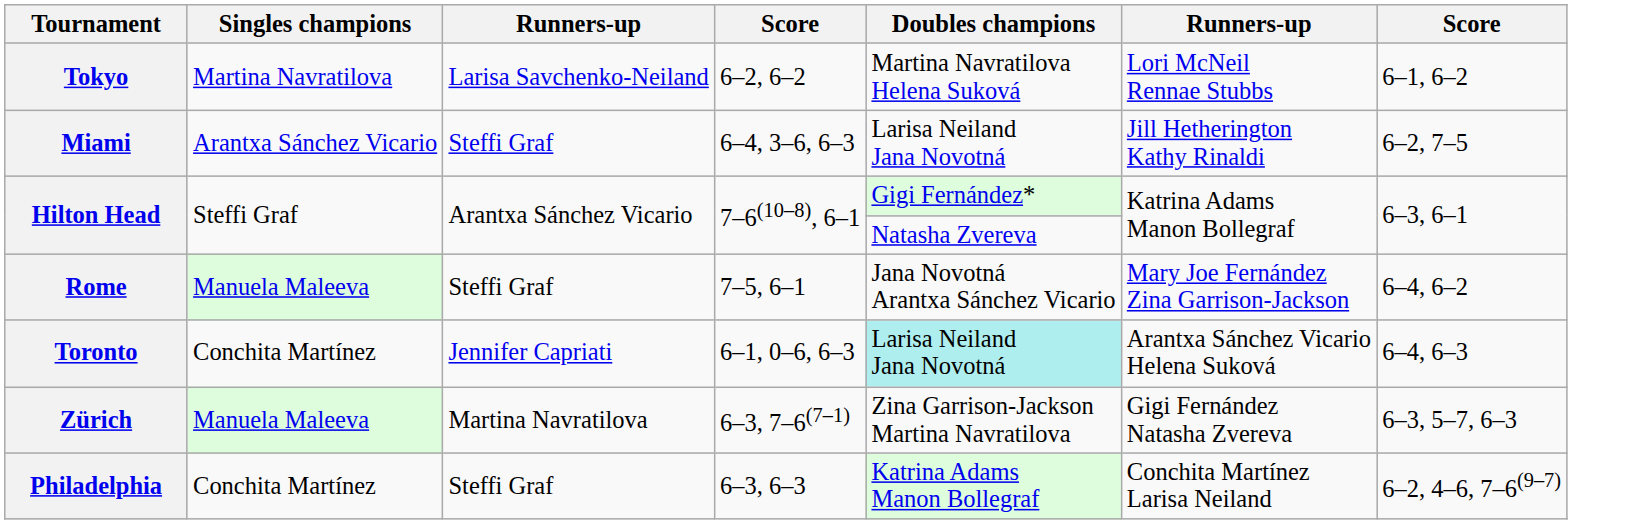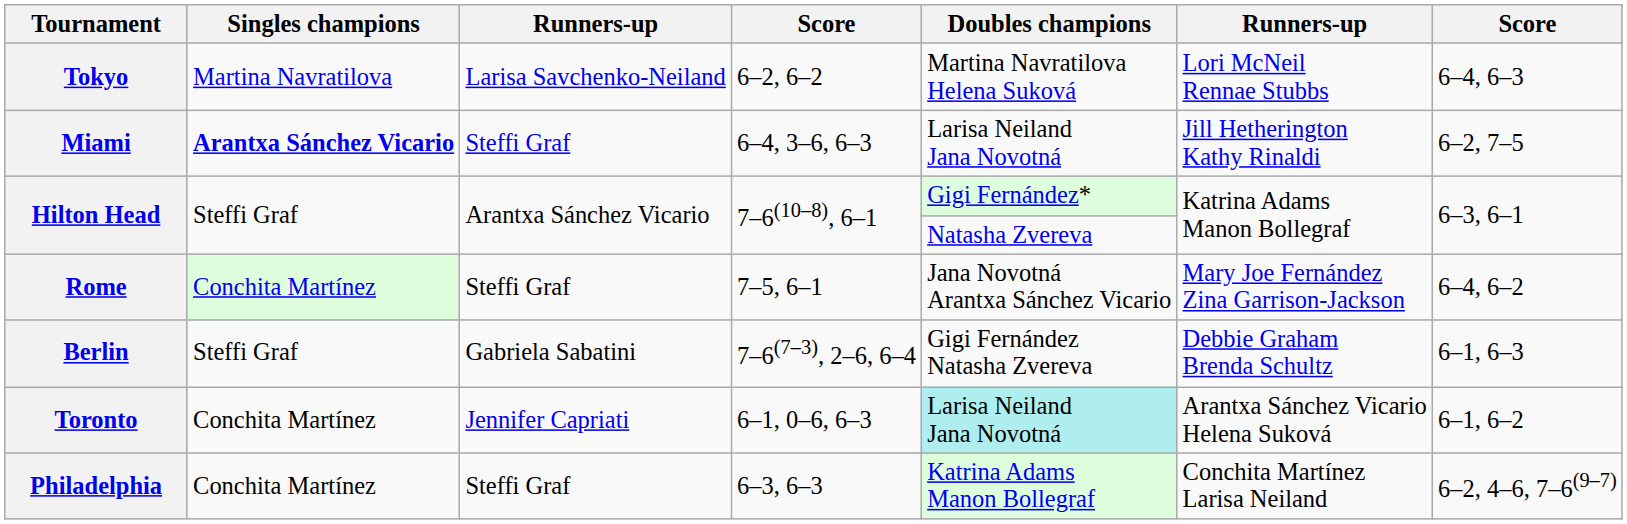(1425, 76) 6–1, 6–2 -> (1481, 76) 6–4, 6–3
(315, 142) normal -> (324, 142) bold
(281, 286) Manuela Maleeva -> (284, 286) Conchita Martínez
+ row: (96, 353)
(1425, 353) 6–4, 6–3 -> (1481, 419) 6–1, 6–2
- row: (96, 419)
